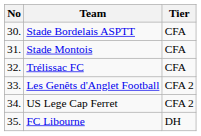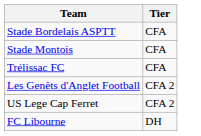- column: (14, 13)
